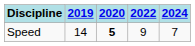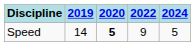(175, 32) 7 -> (175, 32) 5
